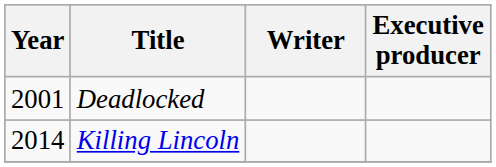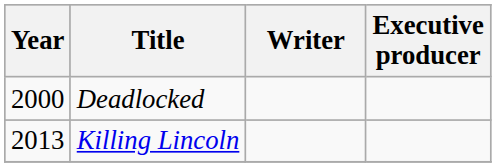(38, 98) 2001 -> (38, 98) 2000
(38, 140) 2014 -> (38, 140) 2013
